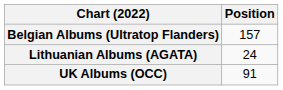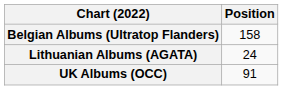(250, 34) 157 -> (250, 34) 158
